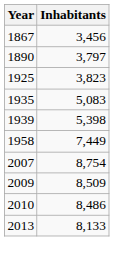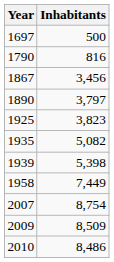+ row: (21, 36)
+ row: (21, 57)
(91, 99) 5,083 -> (91, 141) 5,082
- row: (21, 225)
